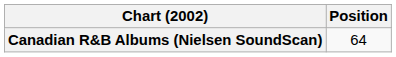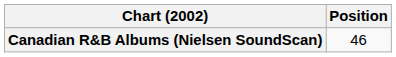(359, 39) 64 -> (359, 39) 46
